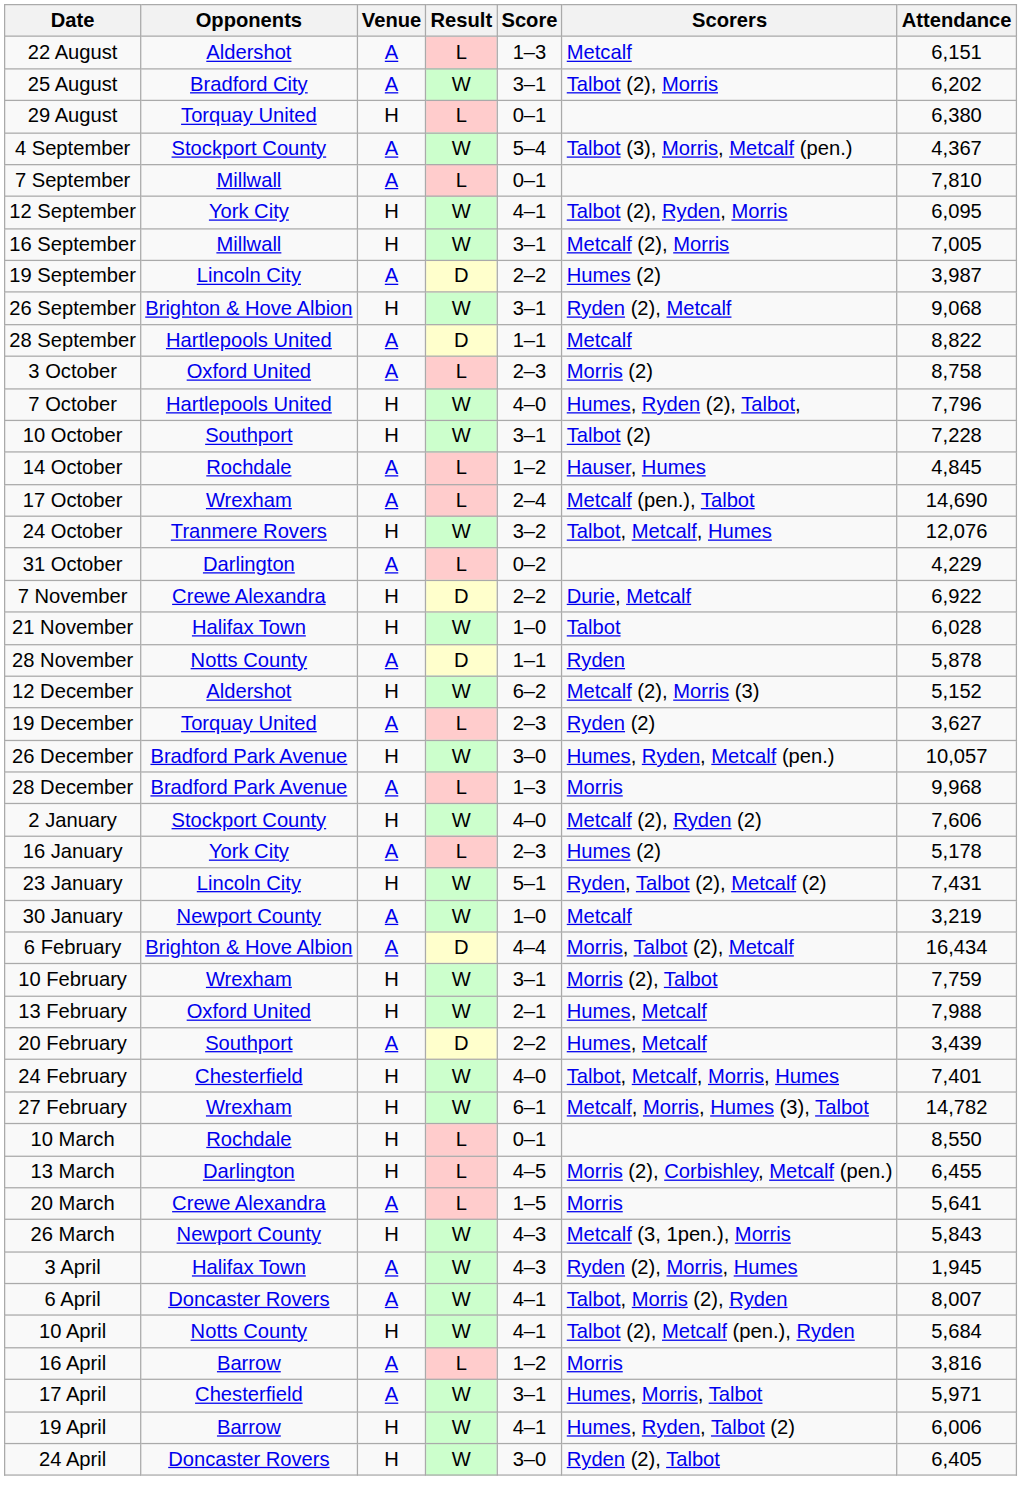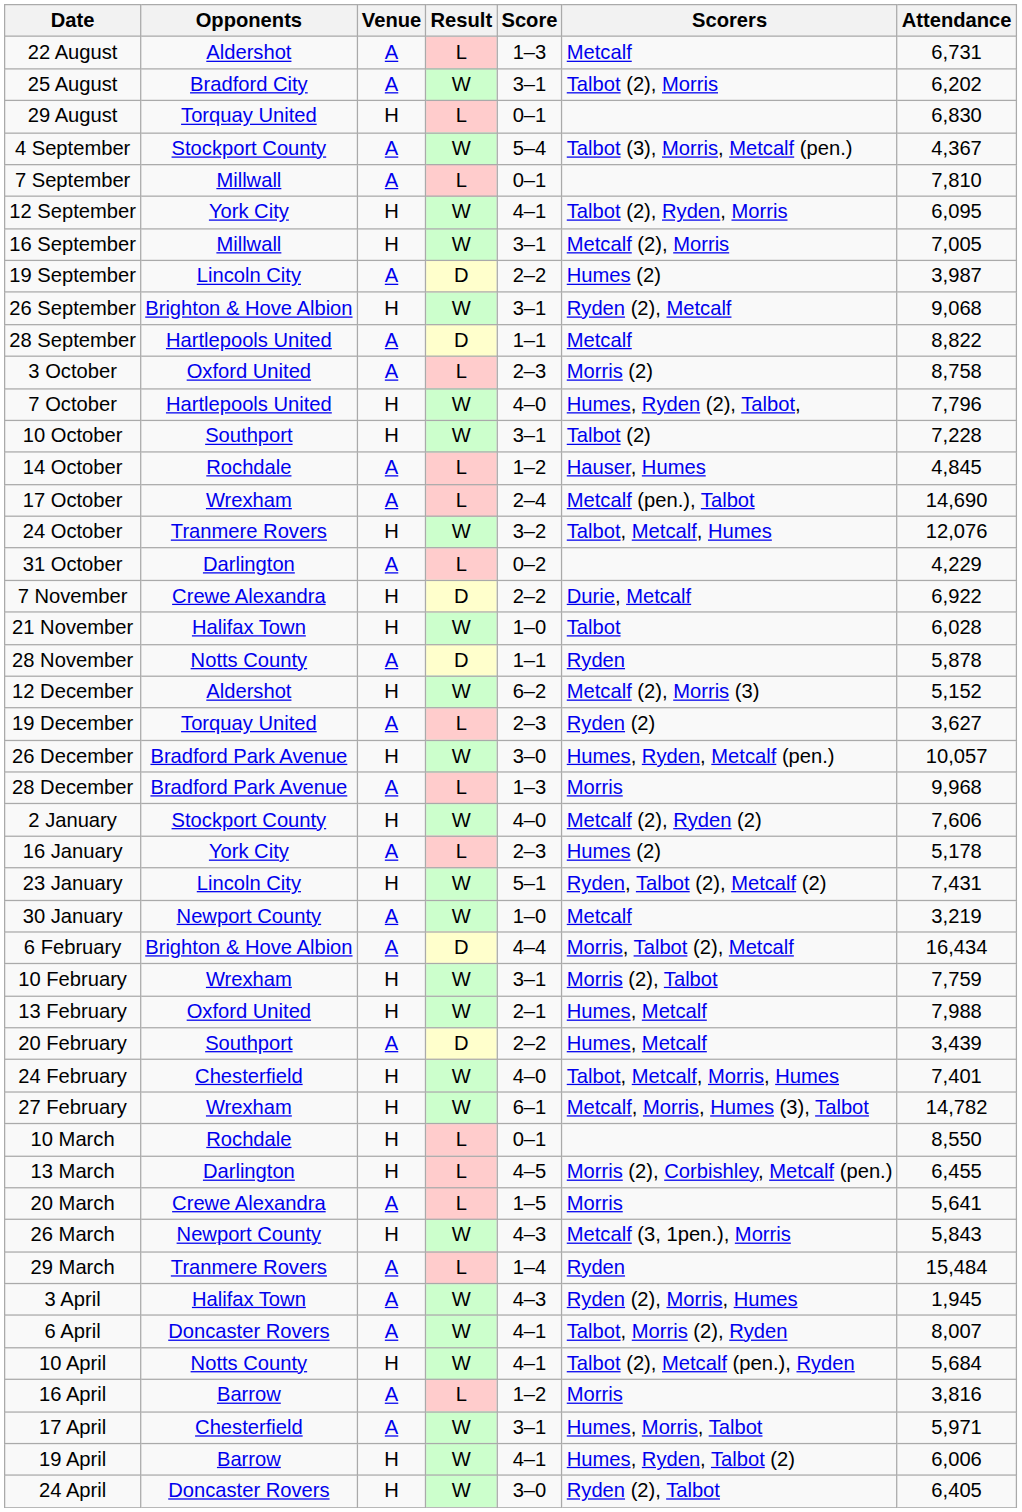(957, 52) 6,151 -> (957, 52) 6,731
(957, 116) 6,380 -> (957, 116) 6,830
+ row: (73, 1267)
